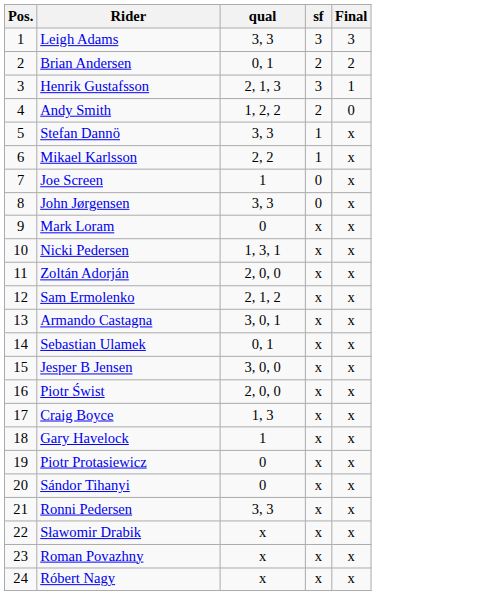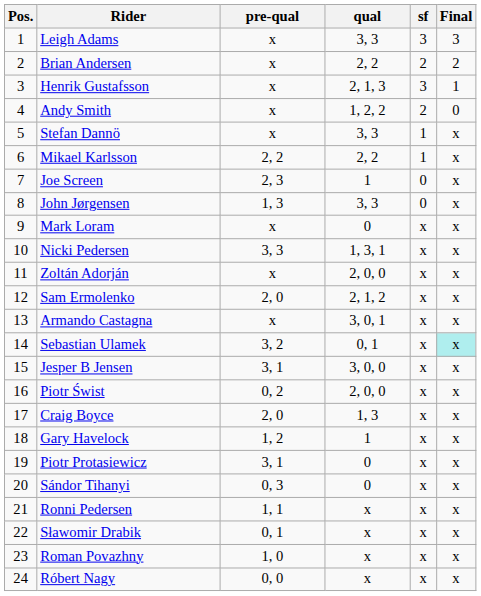+ column: (272, 16)
(263, 63) 0, 1 -> (367, 63) 2, 2
(351, 344) no background -> (456, 344) paleturquoise background
(263, 508) 3, 3 -> (367, 508) x
